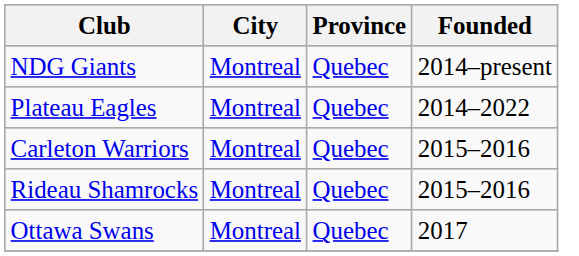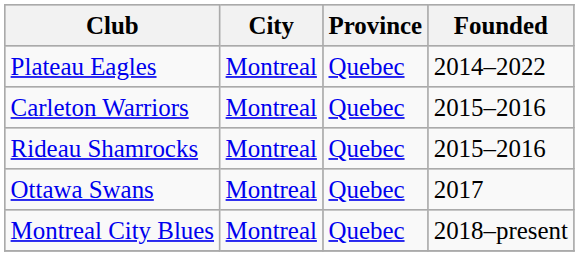- row: (73, 66)
+ row: (112, 230)
